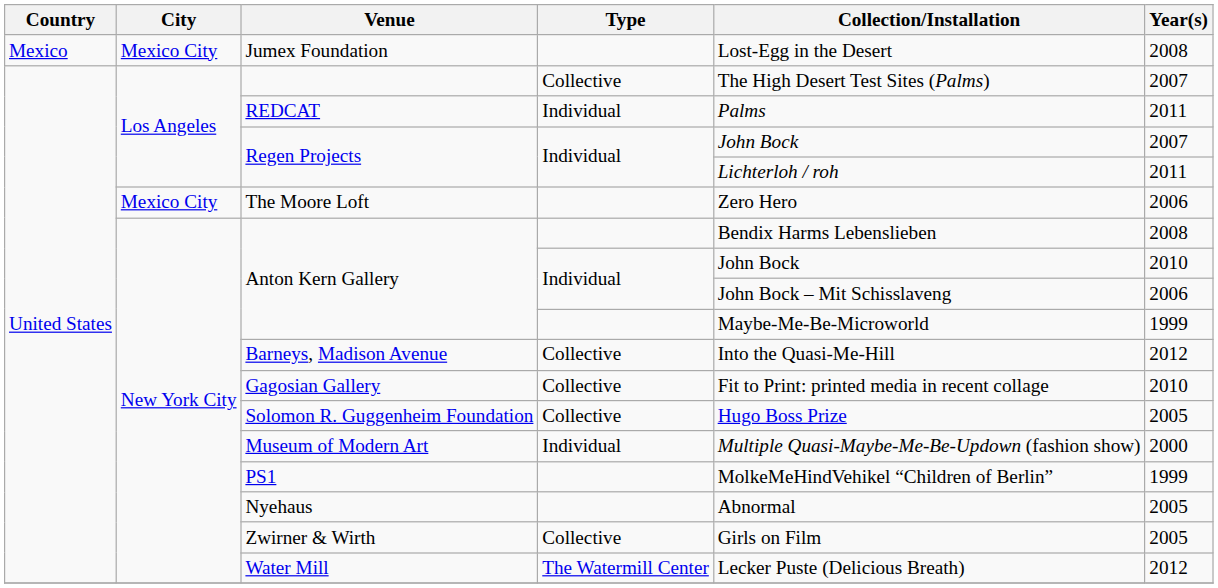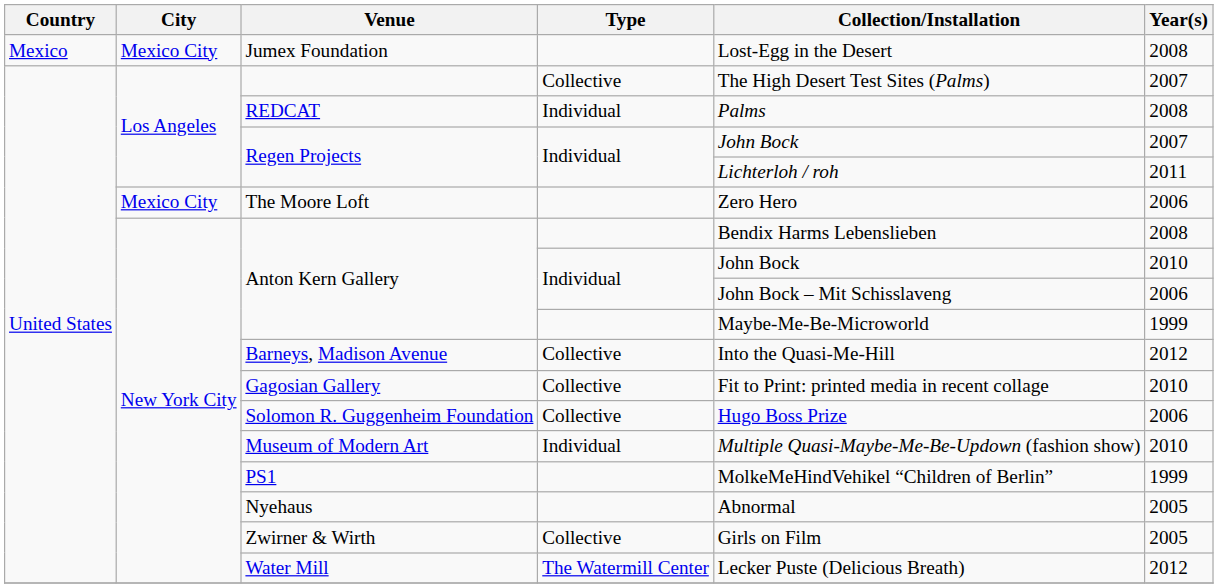(1168, 111) 2011 -> (1169, 111) 2008
(1169, 415) 2005 -> (1169, 415) 2006
(1169, 446) 2000 -> (1169, 446) 2010
